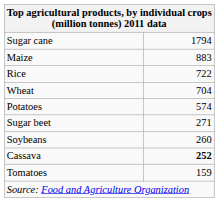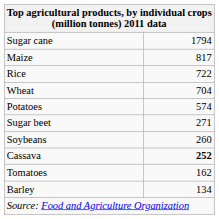(204, 57) 883 -> (204, 57) 817
(204, 172) 159 -> (204, 172) 162
+ row: (21, 189)
